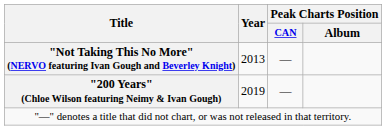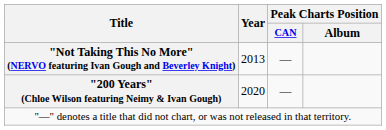(253, 91) 2019 -> (253, 91) 2020
